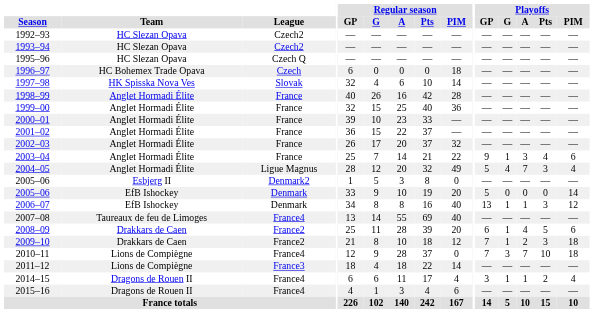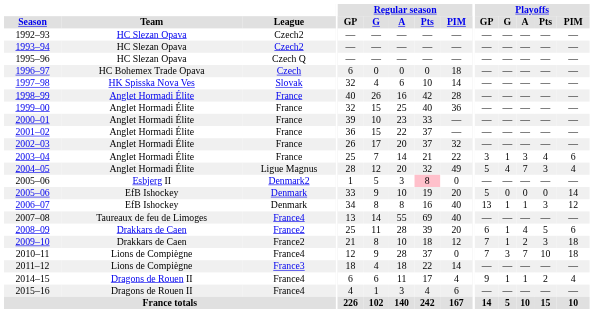(487, 156) 9 -> (487, 156) 3
(427, 181) no background -> (427, 181) pink background
(487, 278) 3 -> (487, 278) 9
